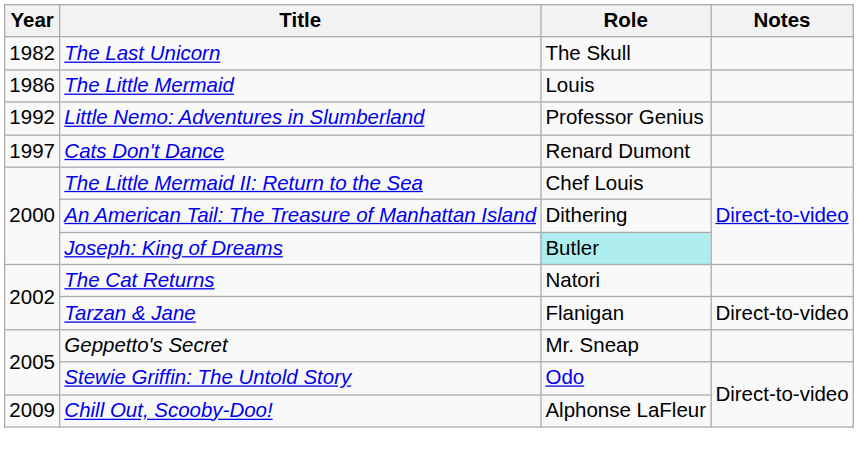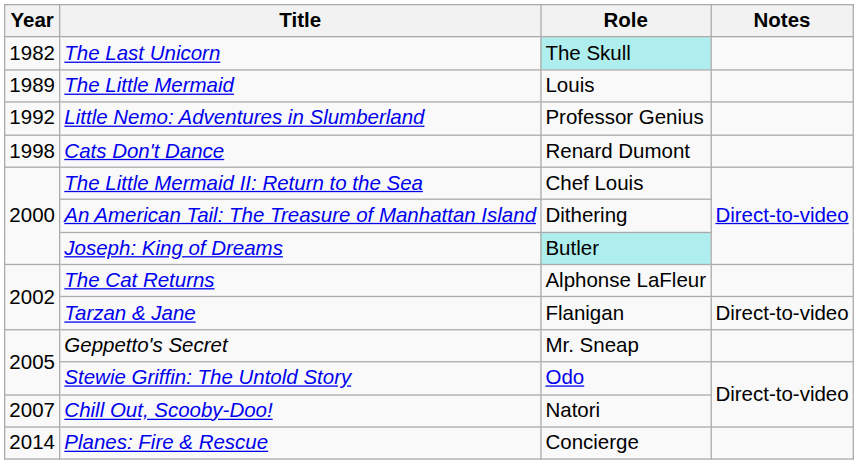(588, 53) no background -> (588, 53) paleturquoise background
(32, 85) 1986 -> (32, 85) 1989
(32, 150) 1997 -> (32, 150) 1998
(573, 280) Natori -> (626, 280) Alphonse LaFleur
(32, 410) 2009 -> (32, 410) 2007
(626, 410) Alphonse LaFleur -> (573, 410) Natori
+ row: (166, 442)
